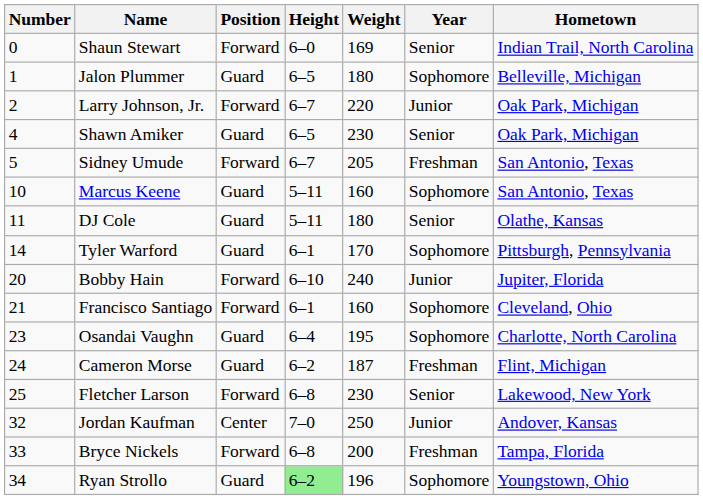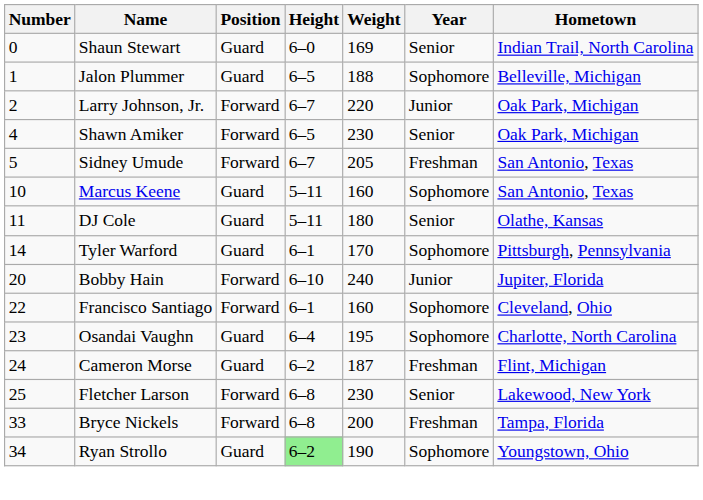(250, 47) Forward -> (242, 47) Guard
(360, 76) 180 -> (360, 76) 188
(242, 134) Guard -> (250, 134) Forward
(17, 307) 21 -> (17, 307) 22
- row: (137, 422)
(360, 480) 196 -> (360, 451) 190
